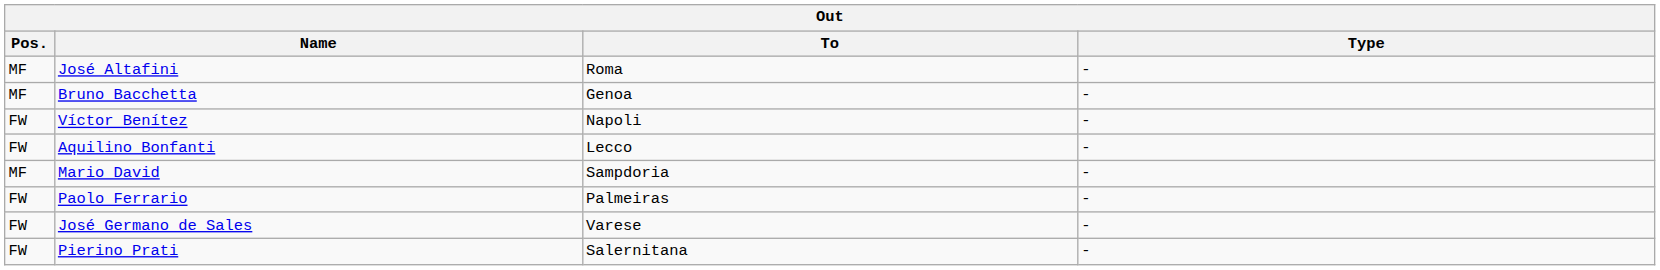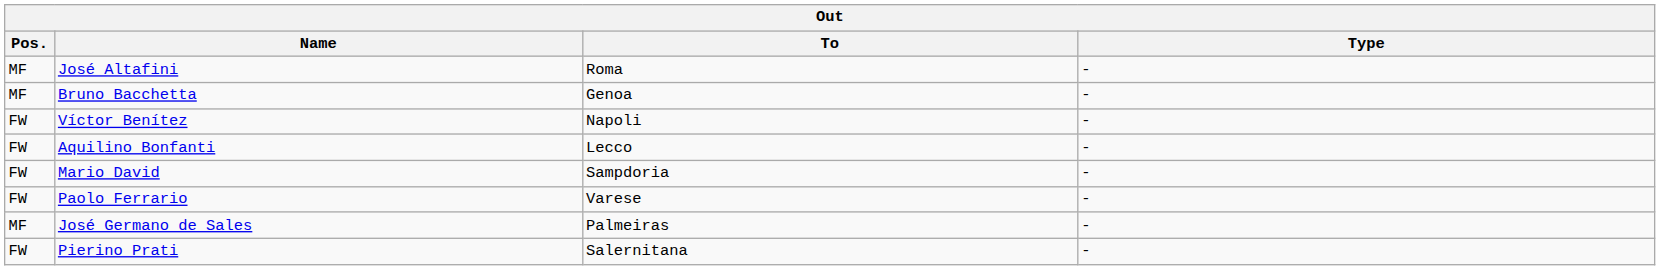(18, 173) MF -> (18, 173) FW
(628, 199) Palmeiras -> (614, 199) Varese
(18, 225) FW -> (18, 225) MF
(614, 225) Varese -> (628, 225) Palmeiras
